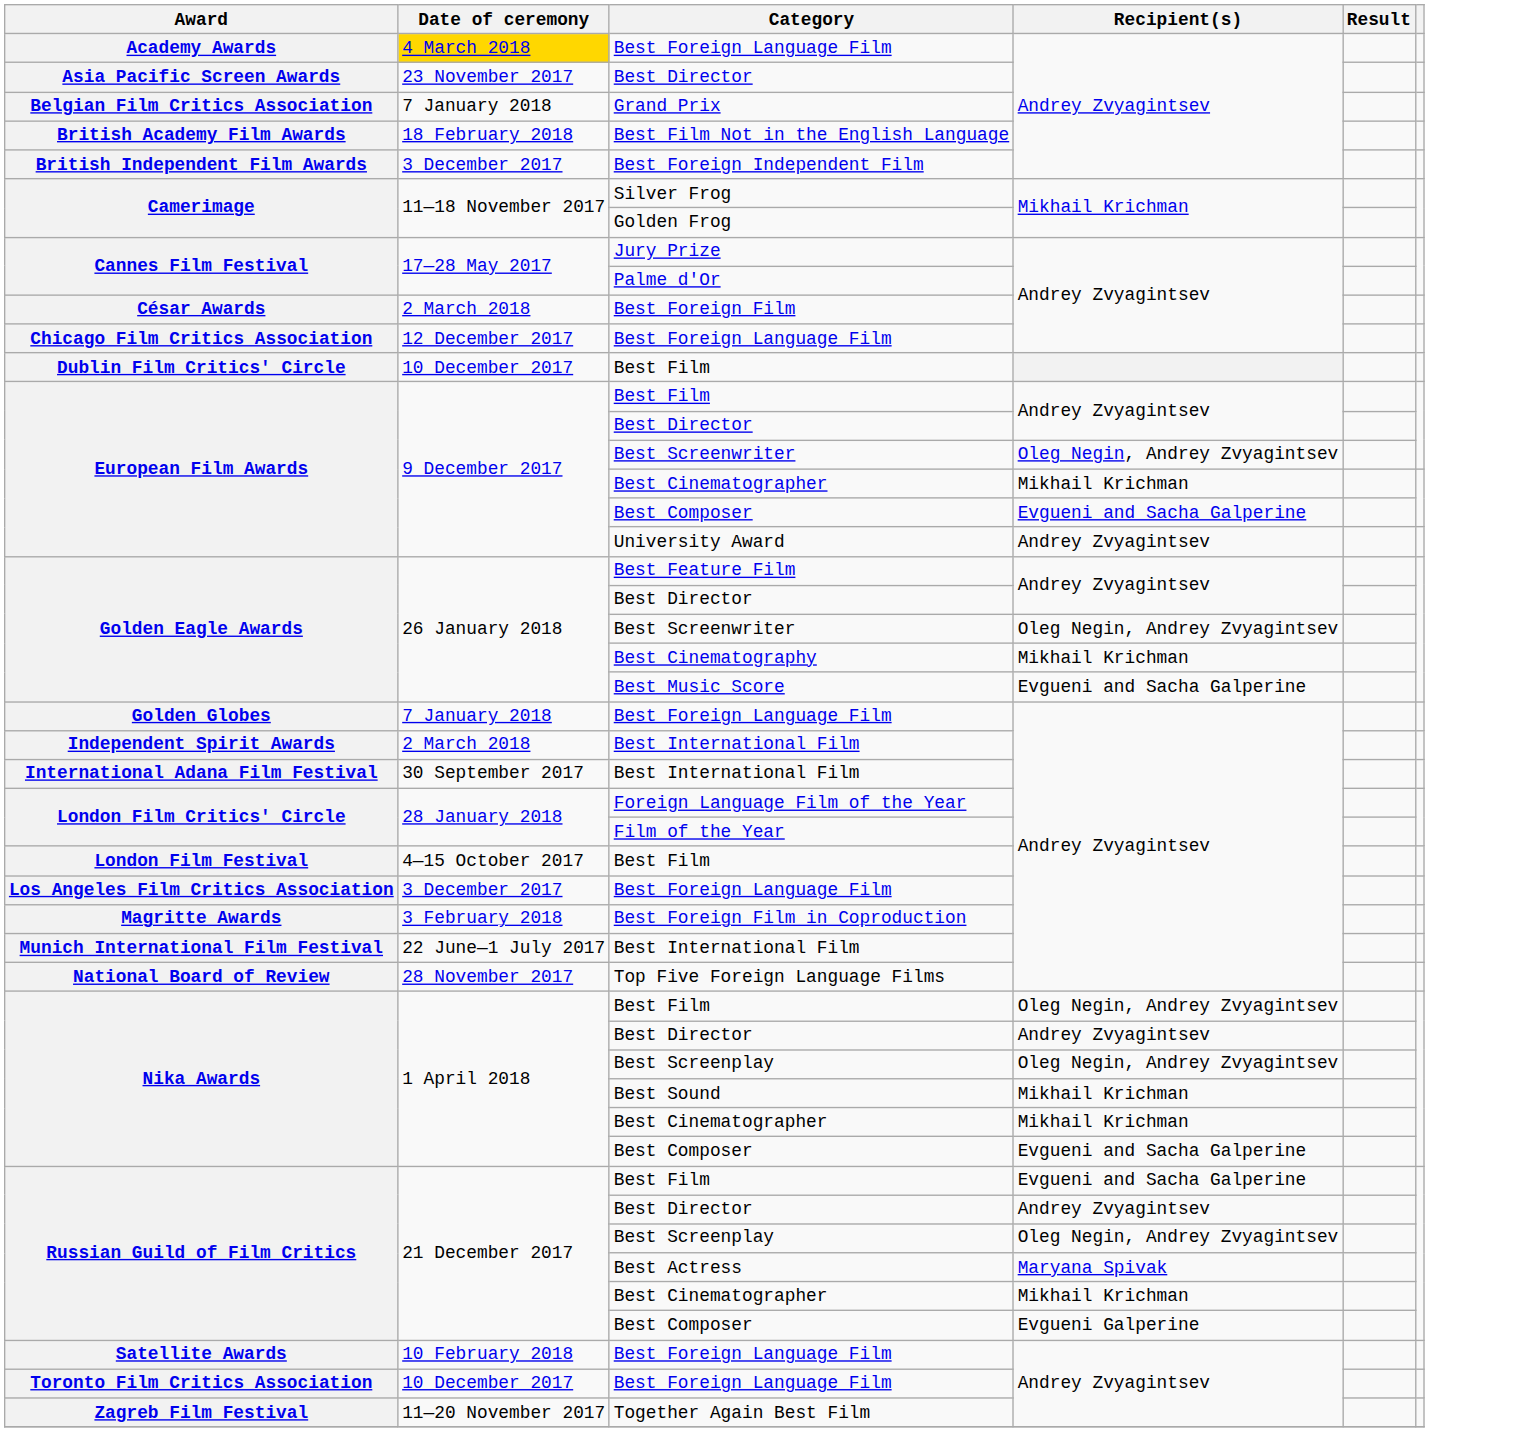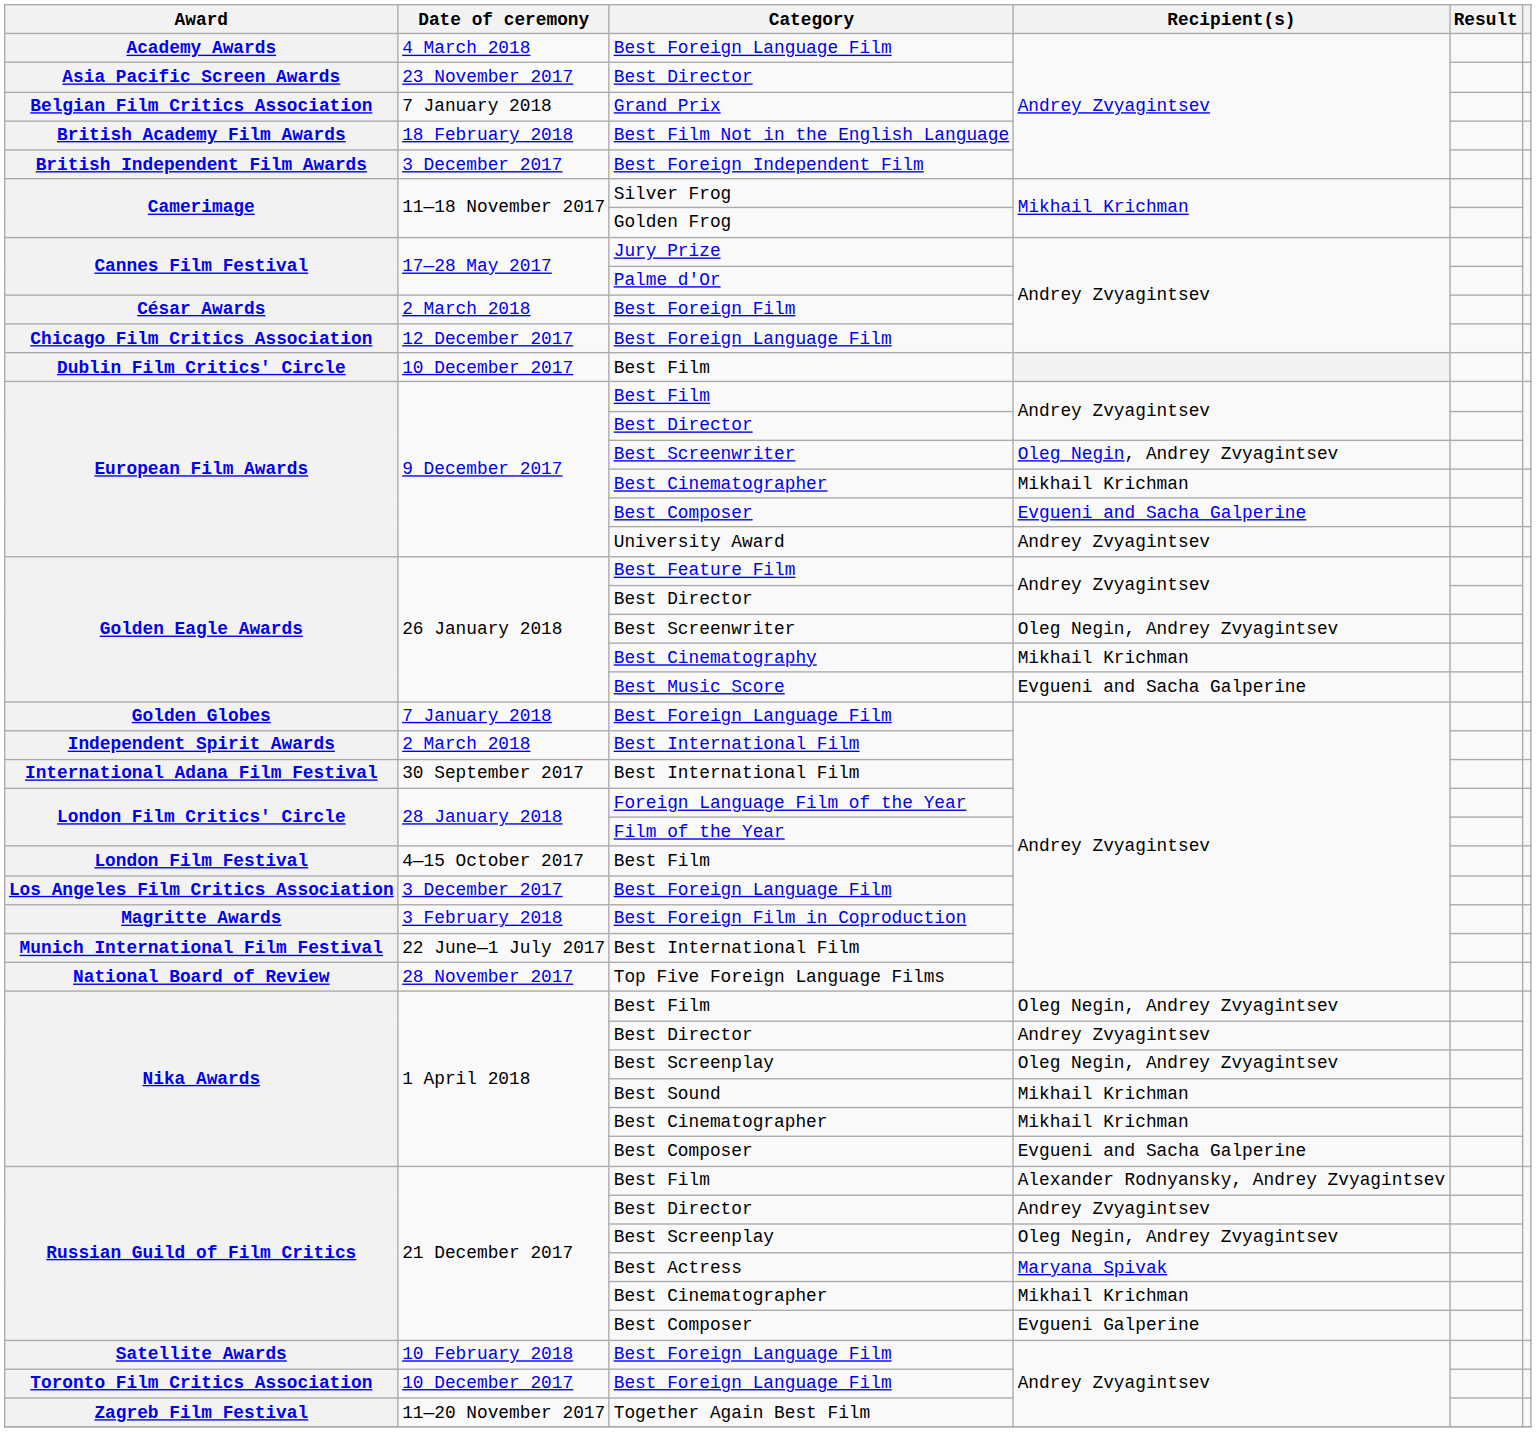(466, 48) gold background -> (466, 48) no background
(1162, 1180) Evgueni and Sacha Galperine -> (1231, 1180) Alexander Rodnyansky, Andrey Zvyagintsev
